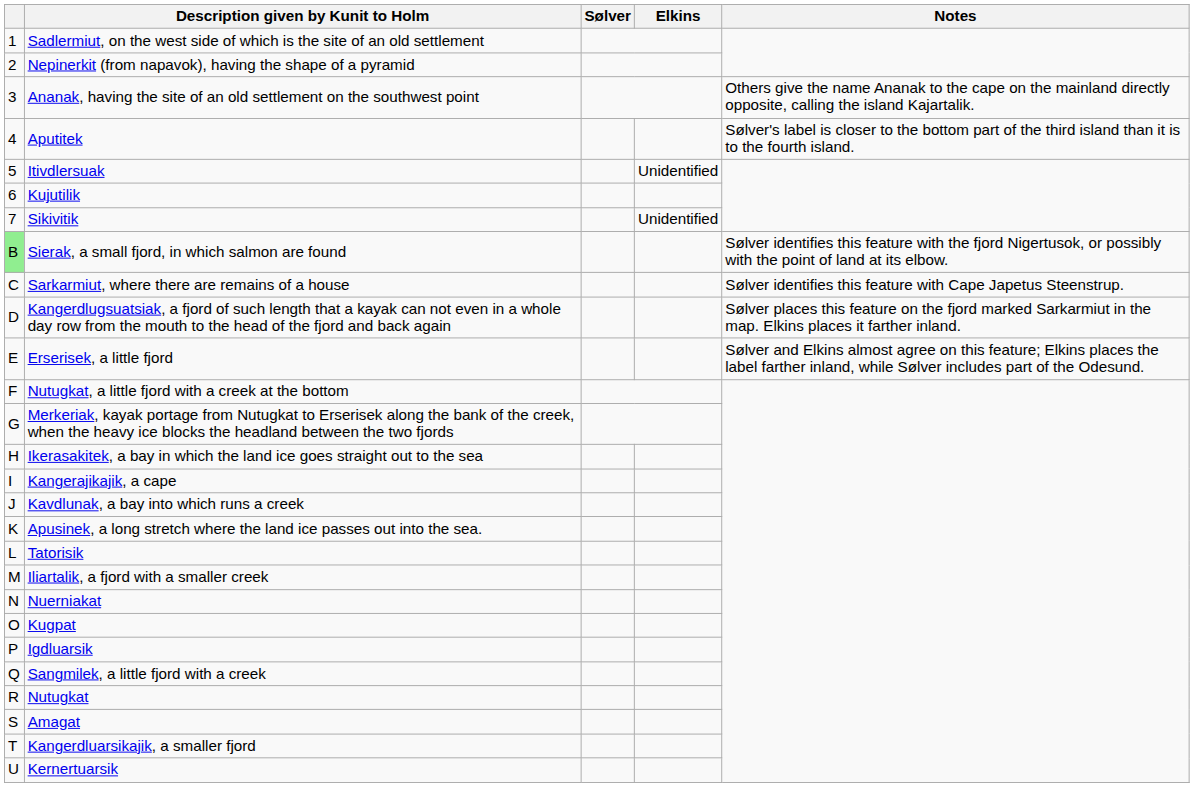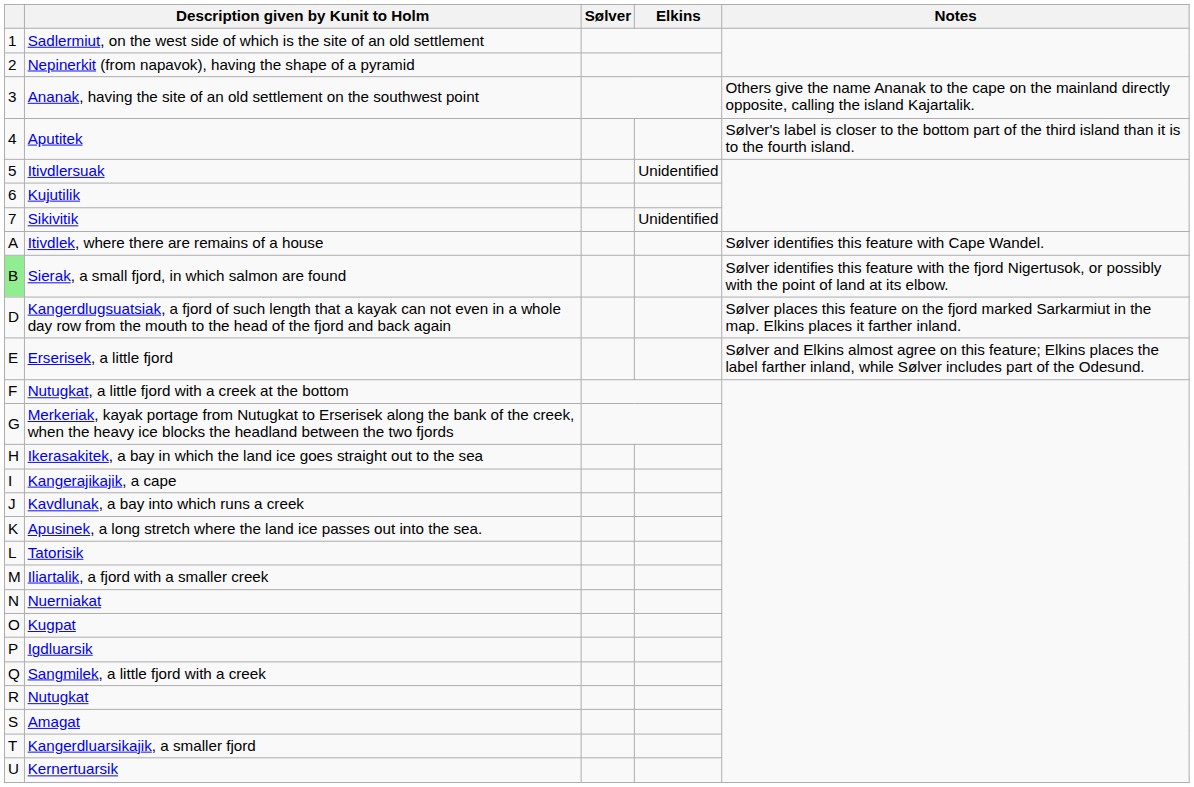+ row: (176, 243)
- row: (189, 284)
